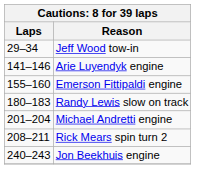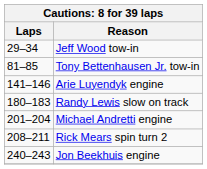+ row: (128, 66)
- row: (119, 84)
